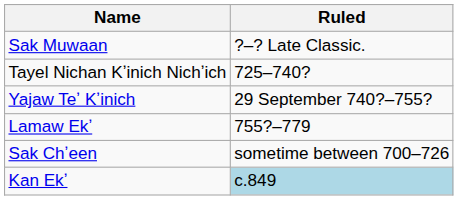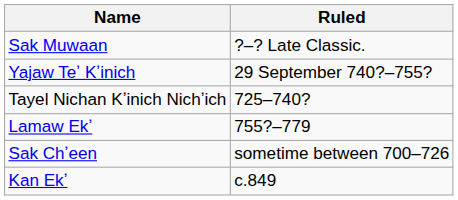rows swapped: (117, 72) <-> (72, 99)
(255, 180) lightblue background -> (255, 180) no background
